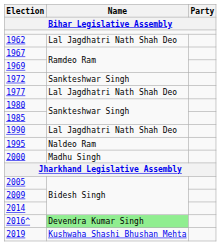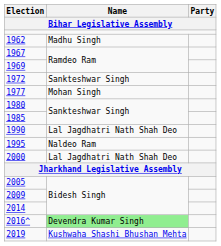(113, 40) Lal Jagdhatri Nath Shah Deo -> (74, 40) Madhu Singh
(113, 92) Lal Jagdhatri Nath Shah Deo -> (74, 92) Mohan Singh
(74, 157) Madhu Singh -> (113, 157) Lal Jagdhatri Nath Shah Deo
